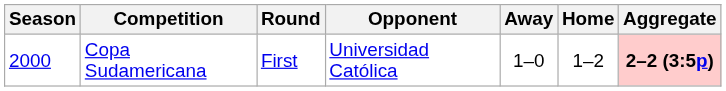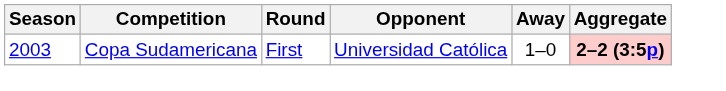- column: (588, 19)
(30, 60) 2000 -> (30, 49) 2003
